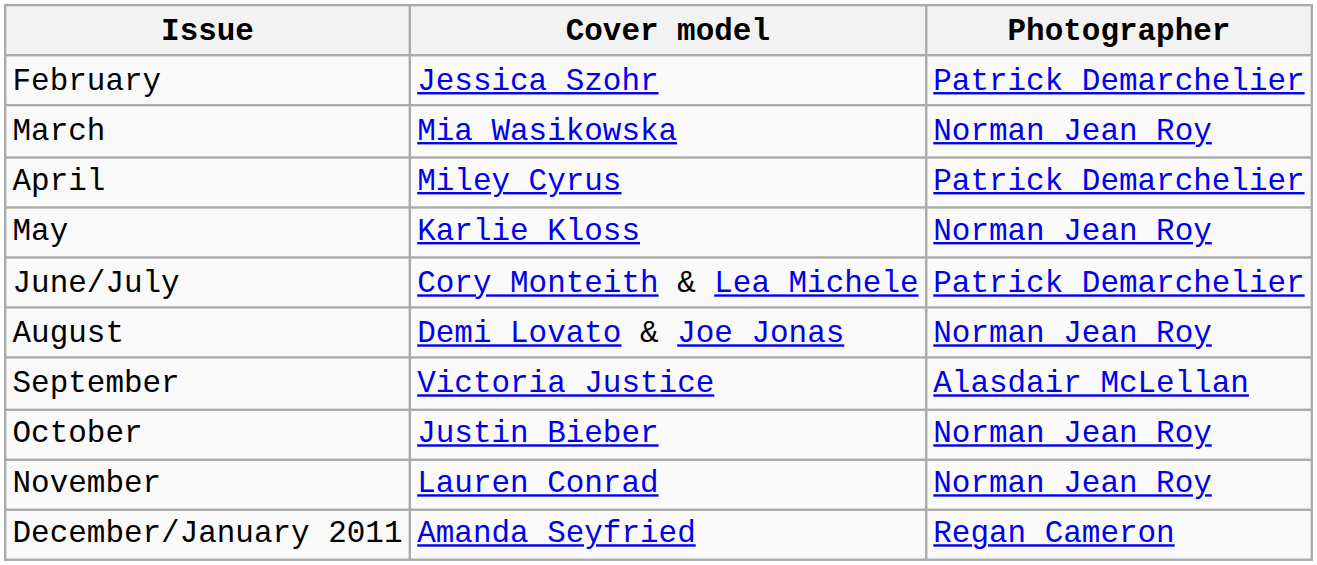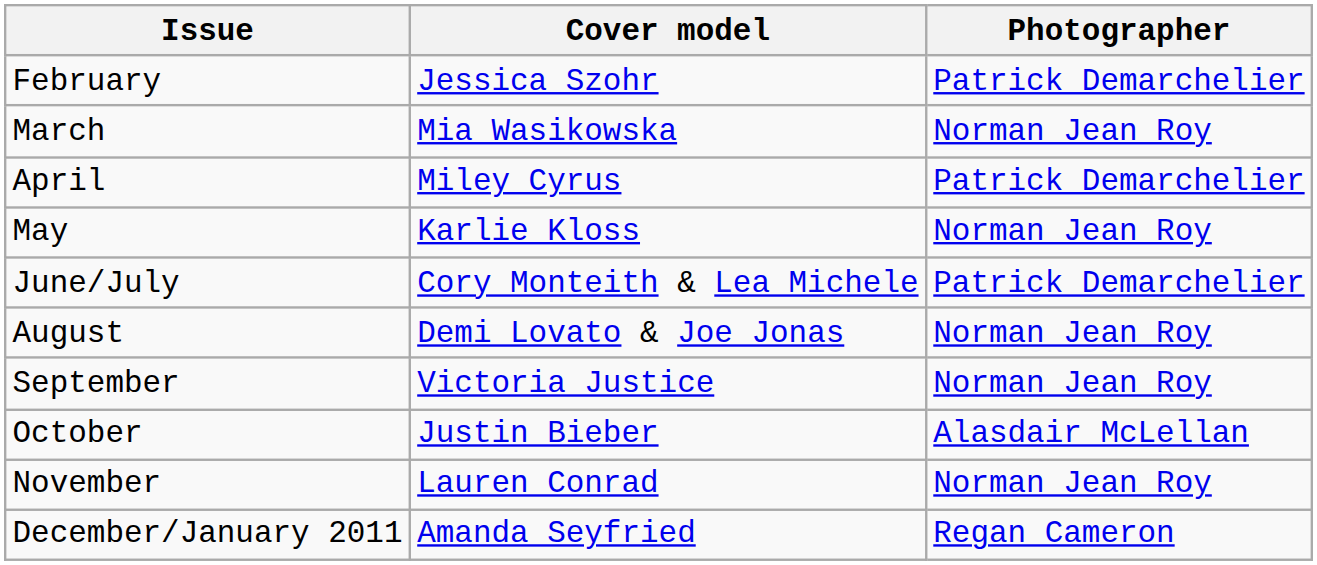(1091, 383) Alasdair McLellan -> (1073, 383) Norman Jean Roy
(1073, 434) Norman Jean Roy -> (1091, 434) Alasdair McLellan
